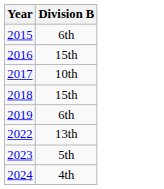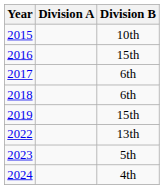+ column: (66, 14)
(66, 34) 6th -> (128, 34) 10th
(66, 74) 10th -> (128, 74) 6th
(66, 94) 15th -> (128, 94) 6th
(66, 114) 6th -> (128, 114) 15th
